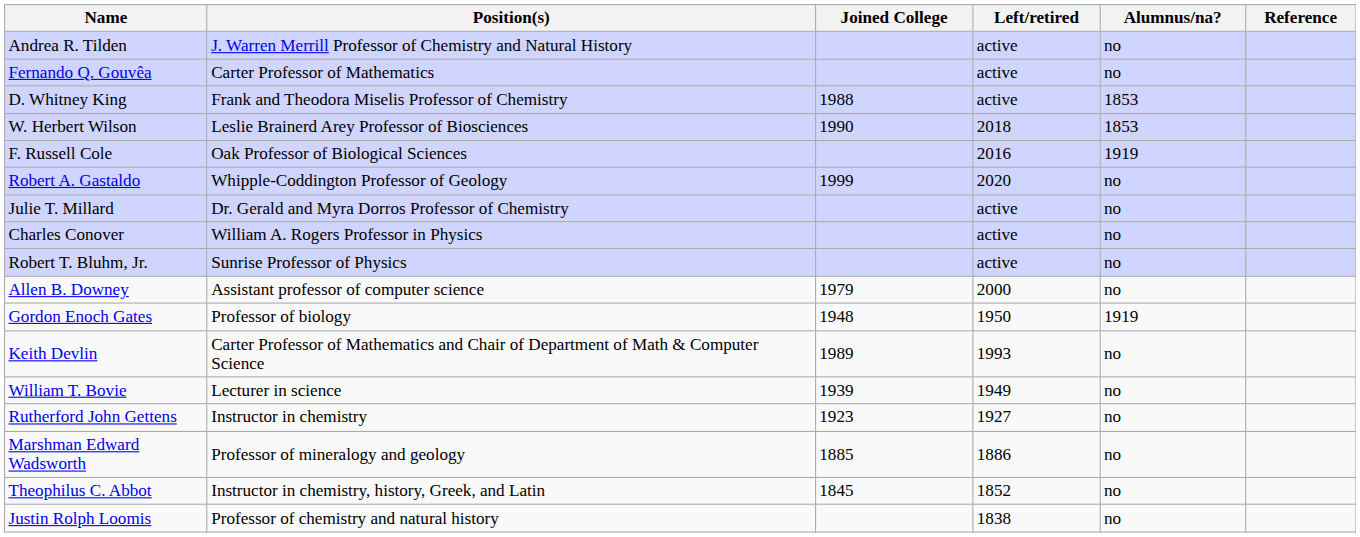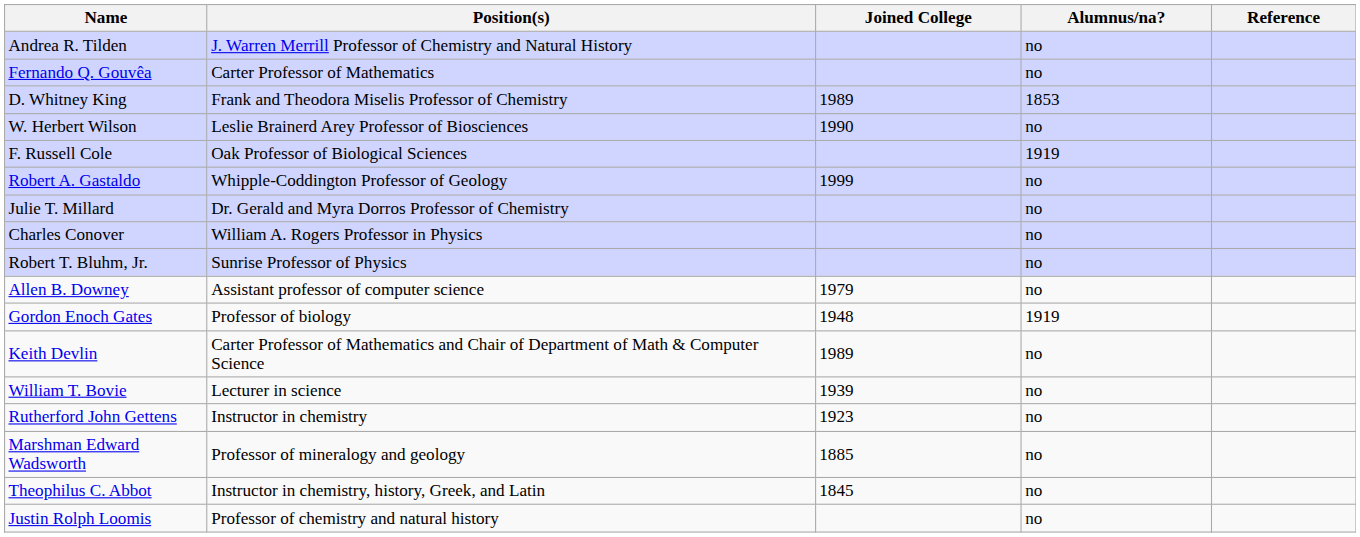- column: (1036, 18)
(836, 99) 1988 -> (836, 99) 1989
(1121, 126) 1853 -> (1034, 126) no
